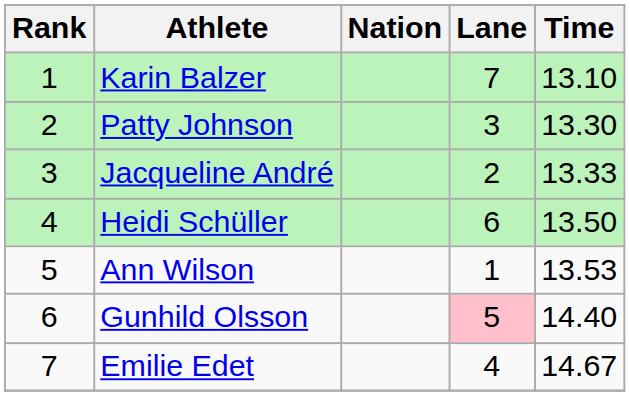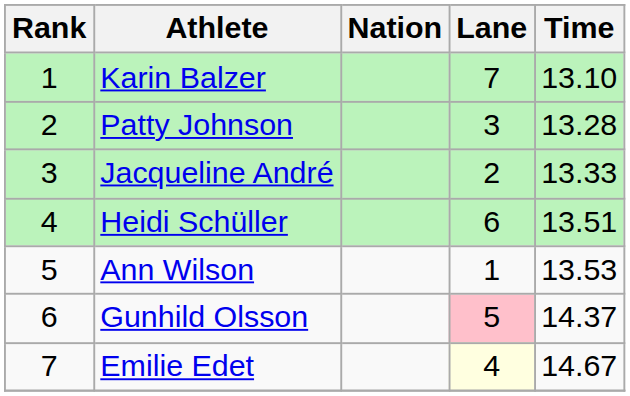(579, 125) 13.30 -> (579, 125) 13.28
(579, 221) 13.50 -> (579, 221) 13.51
(579, 317) 14.40 -> (579, 317) 14.37
(492, 366) no background -> (492, 366) lightyellow background
